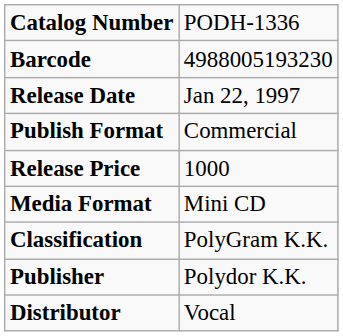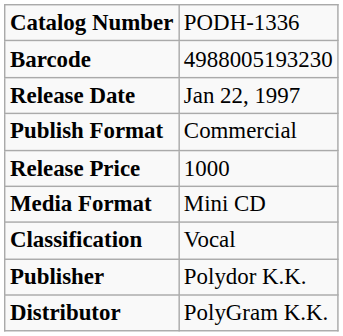(256, 240) PolyGram K.K. -> (210, 240) Vocal
(210, 312) Vocal -> (256, 312) PolyGram K.K.
